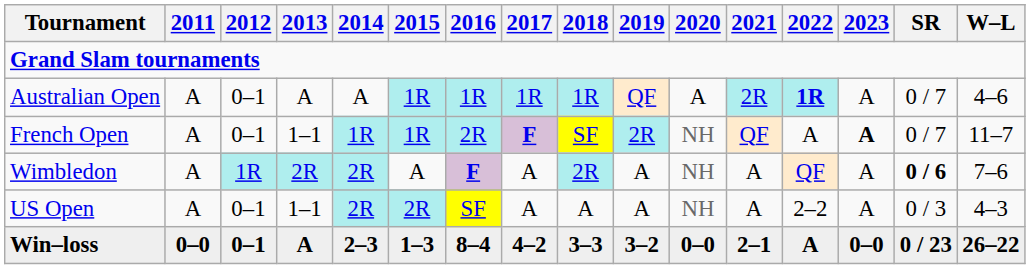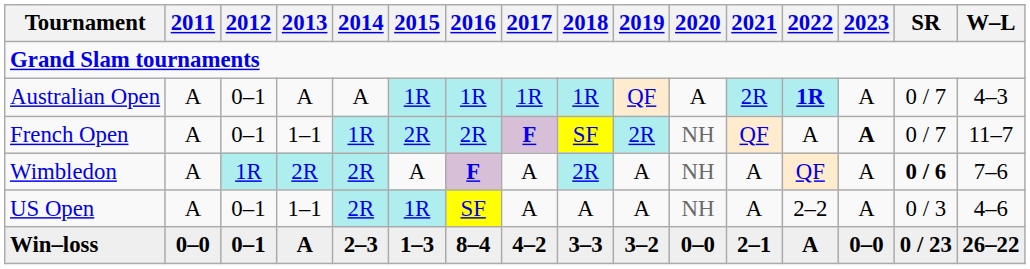(991, 96) 4–6 -> (991, 96) 4–3
(417, 133) 1R -> (417, 133) 2R
(417, 207) 2R -> (417, 207) 1R
(991, 207) 4–3 -> (991, 207) 4–6
